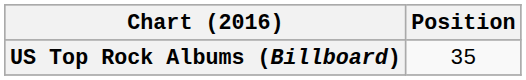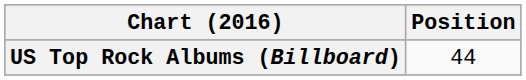(463, 58) 35 -> (463, 58) 44
